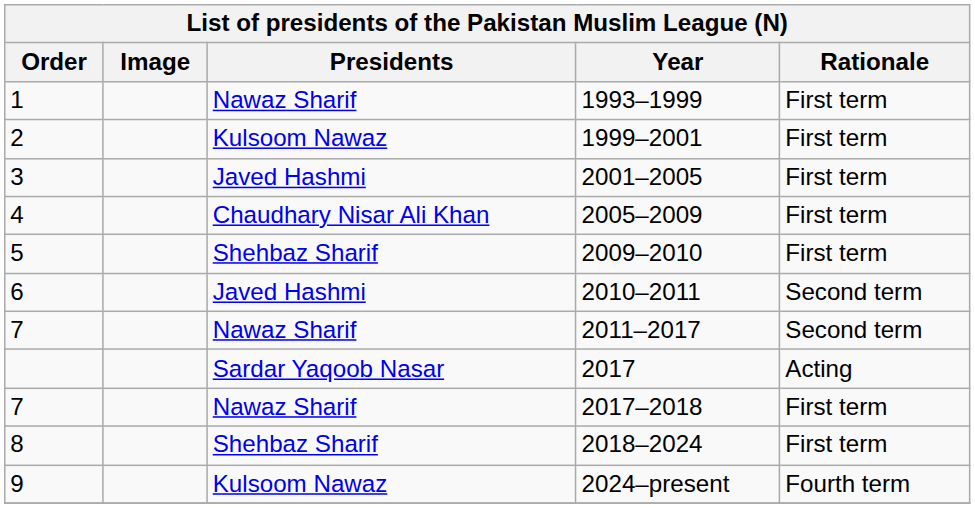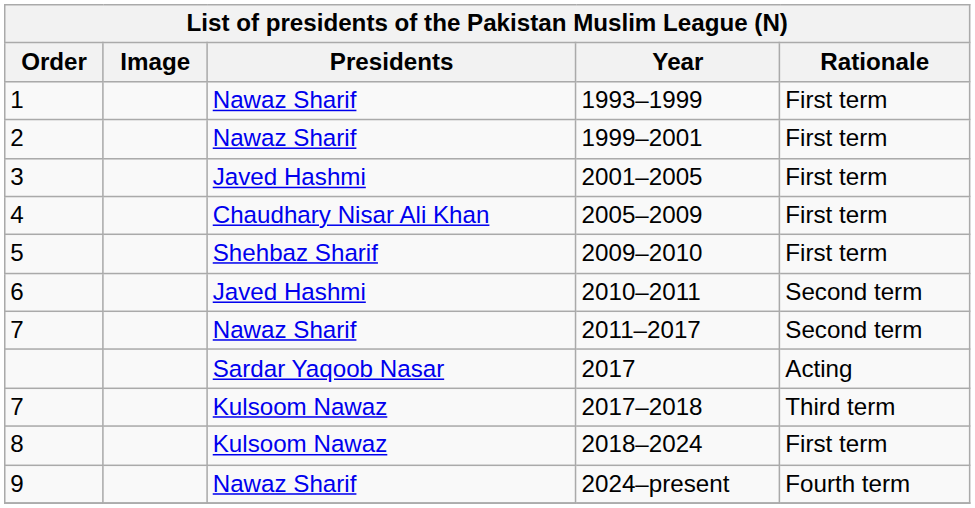(300, 138) Kulsoom Nawaz -> (285, 138) Nawaz Sharif
(285, 406) Nawaz Sharif -> (300, 406) Kulsoom Nawaz
(836, 406) First term -> (840, 406) Third term
(295, 445) Shehbaz Sharif -> (300, 445) Kulsoom Nawaz
(300, 483) Kulsoom Nawaz -> (285, 483) Nawaz Sharif
